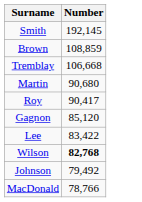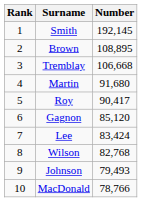+ column: (20, 13)
(84, 48) 108,859 -> (115, 48) 108,895
(84, 83) 90,680 -> (115, 83) 91,680
(84, 135) 83,422 -> (115, 135) 83,424
(84, 153) bold -> (115, 153) normal
(84, 170) 79,492 -> (115, 170) 79,493
